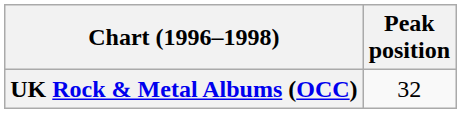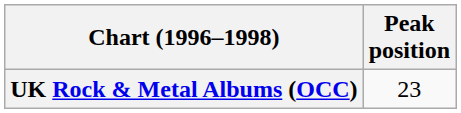(409, 88) 32 -> (409, 88) 23
